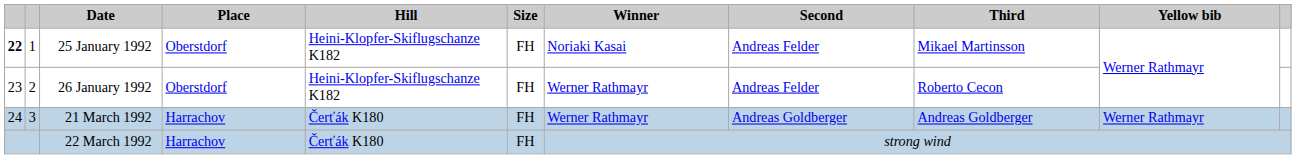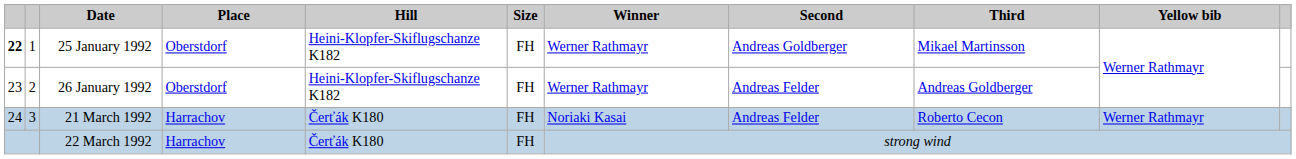(587, 47) Noriaki Kasai -> (598, 47) Werner Rathmayr
(775, 47) Andreas Felder -> (789, 47) Andreas Goldberger
(960, 86) Roberto Cecon -> (975, 86) Andreas Goldberger
(598, 118) Werner Rathmayr -> (587, 118) Noriaki Kasai
(789, 118) Andreas Goldberger -> (775, 118) Andreas Felder
(975, 118) Andreas Goldberger -> (960, 118) Roberto Cecon
